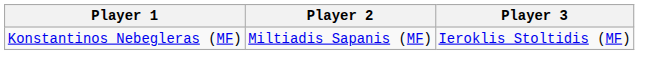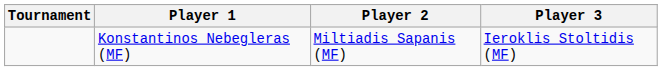+ column: (50, 16)
